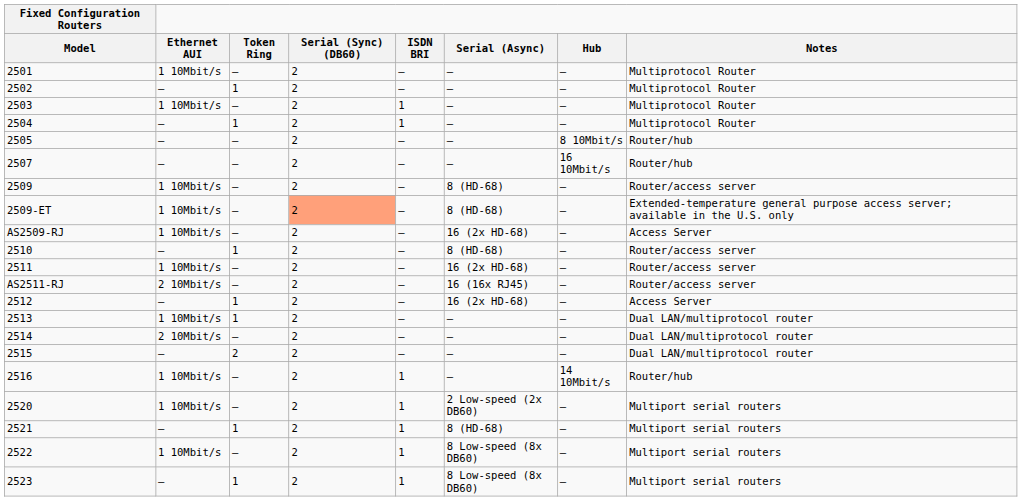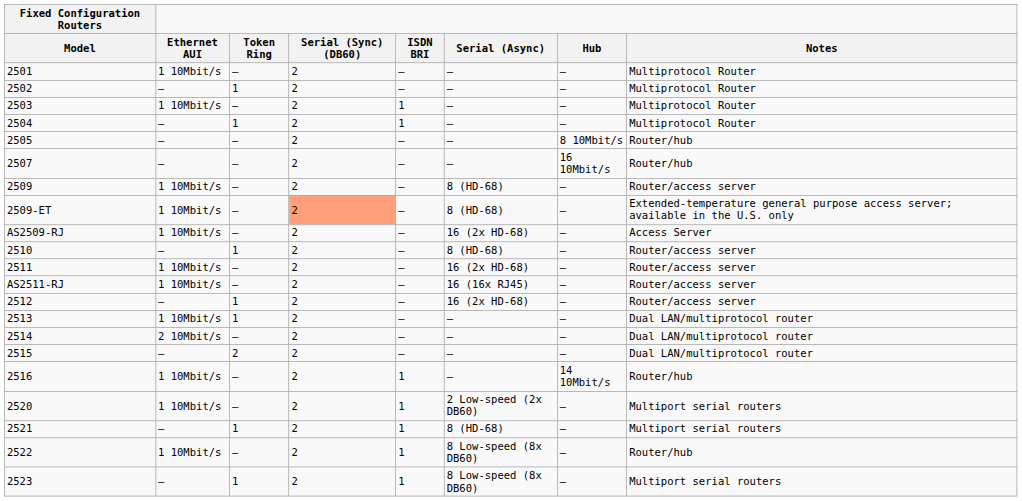(190, 285) 2 10Mbit/s -> (190, 285) 1 10Mbit/s
(670, 302) Access Server -> (693, 302) Router/access server
(705, 452) Multiport serial routers -> (661, 452) Router/hub
